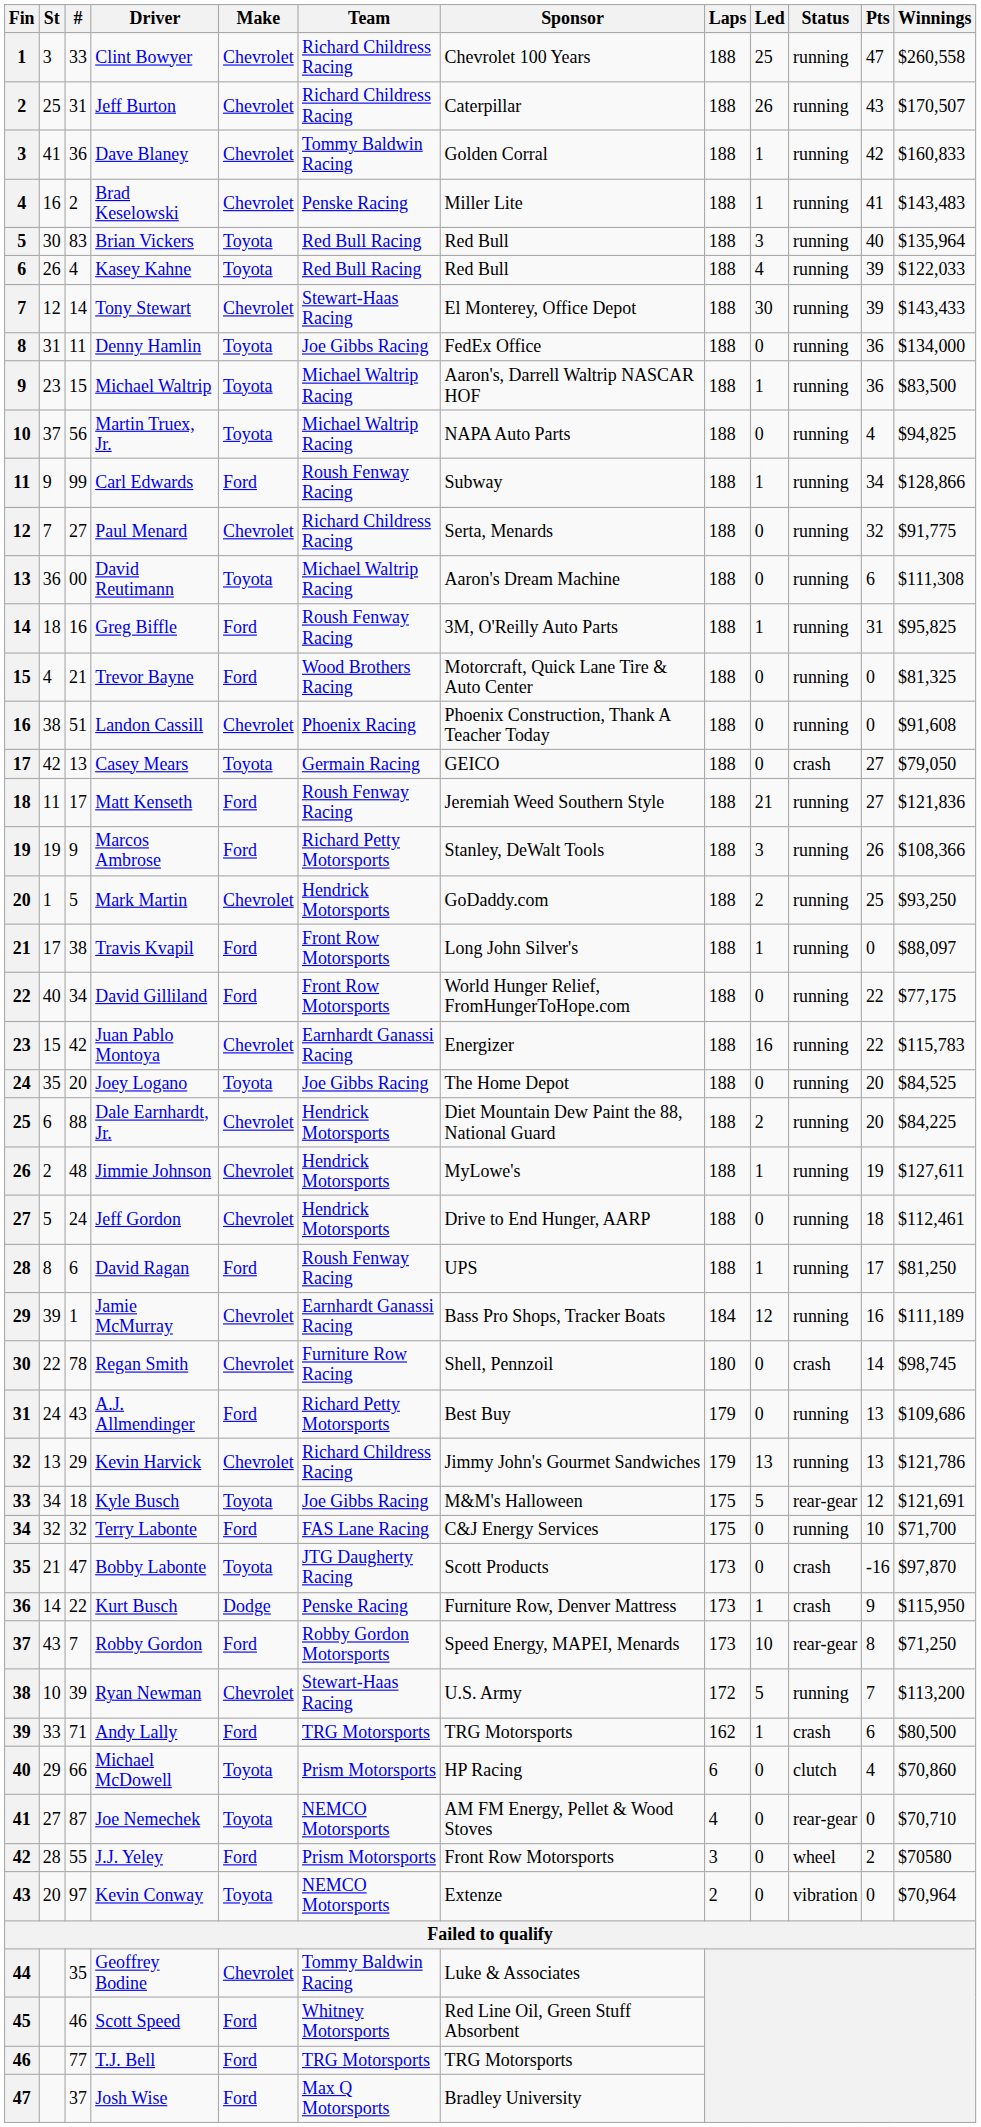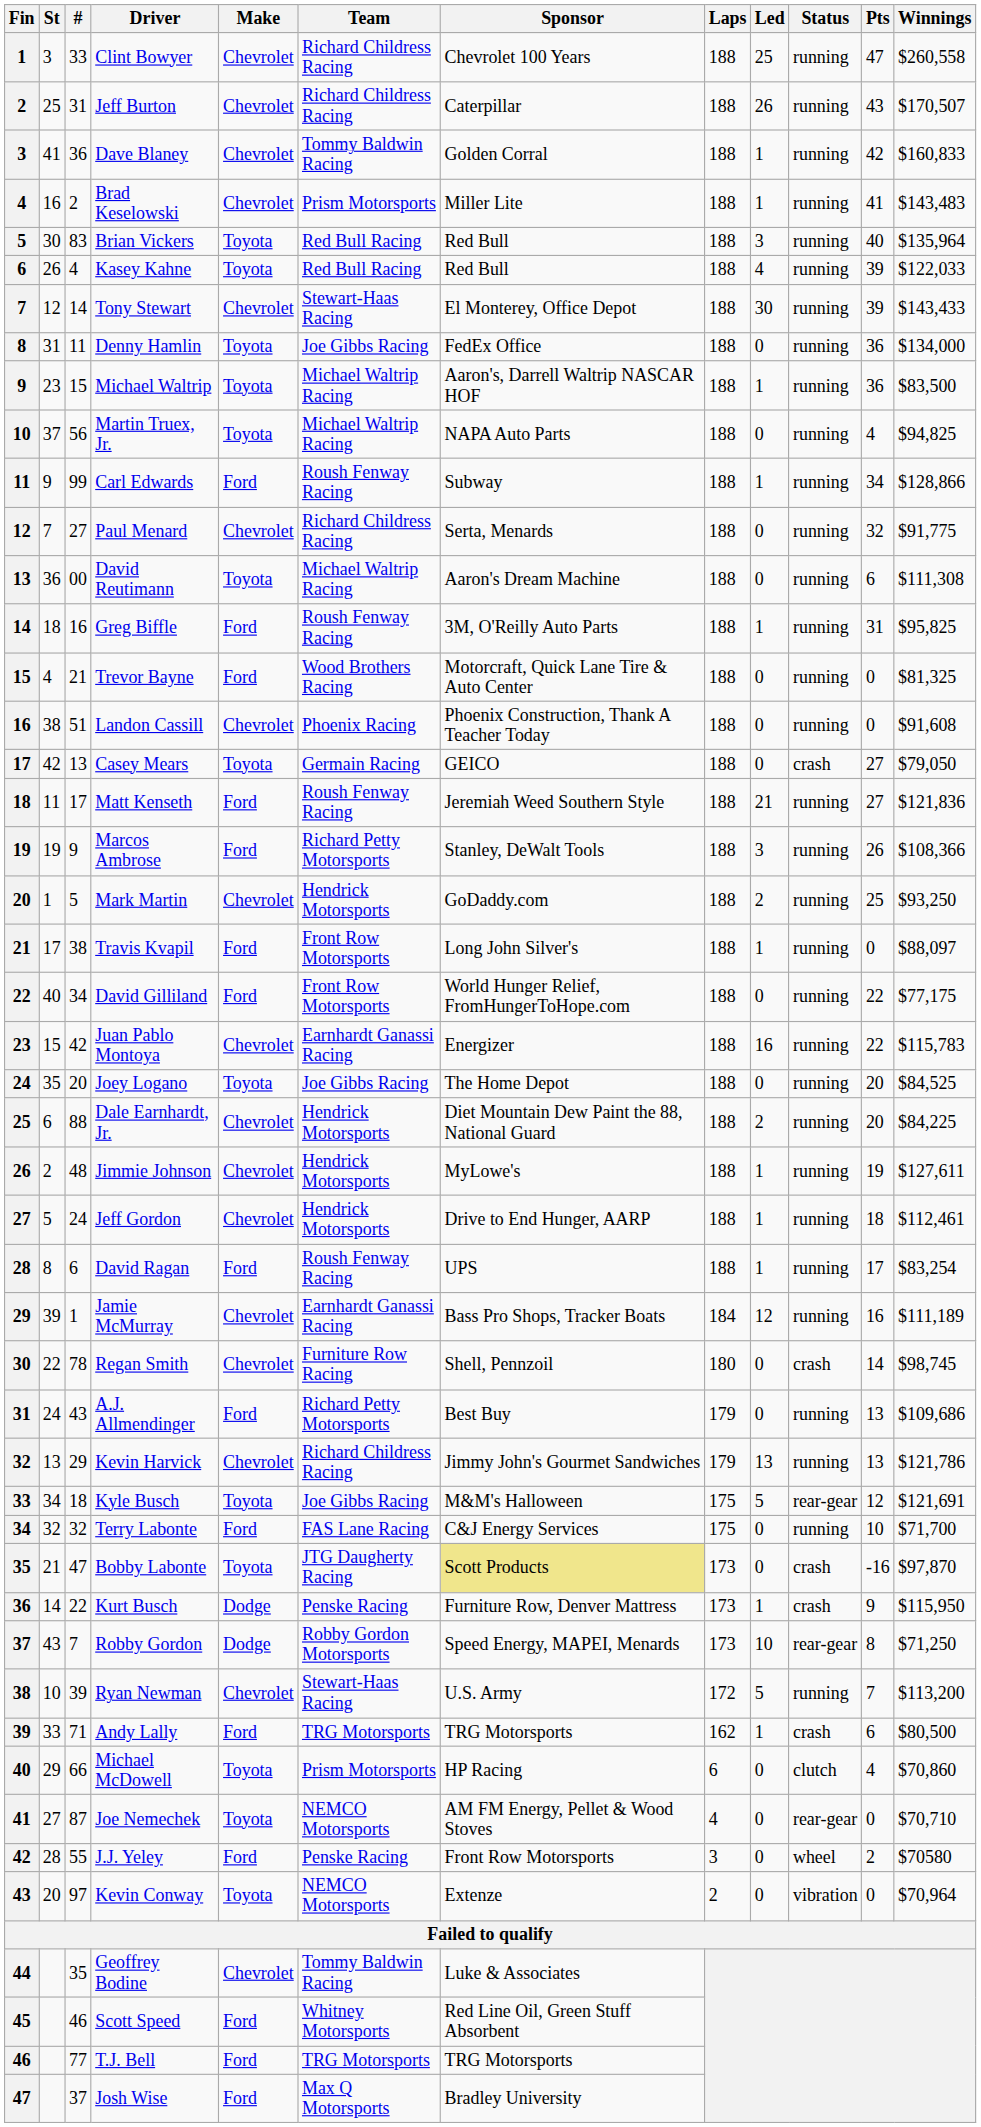(355, 202) Penske Racing -> (369, 202) Prism Motorsports
(759, 1219) 0 -> (759, 1219) 1
(927, 1268) $81,250 -> (927, 1268) $83,254
(497, 1567) no background -> (497, 1567) khaki background
(240, 1644) Ford -> (247, 1644) Dodge
(369, 1857) Prism Motorsports -> (355, 1857) Penske Racing
